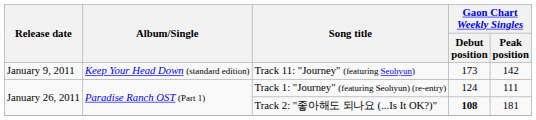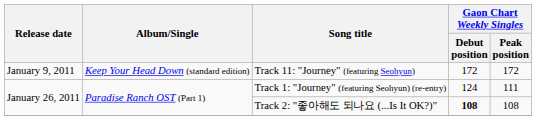(469, 71) 173 -> (469, 71) 172
(511, 71) 142 -> (511, 71) 172
(511, 106) 181 -> (511, 106) 108
